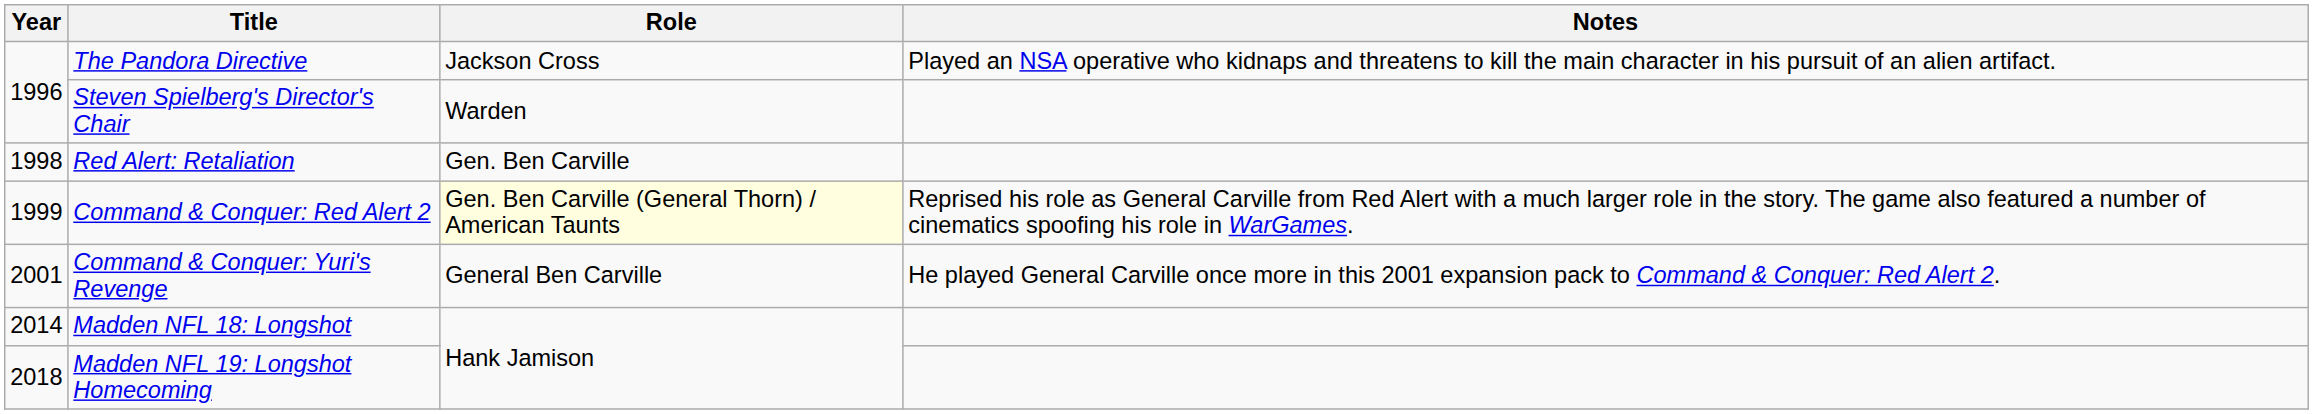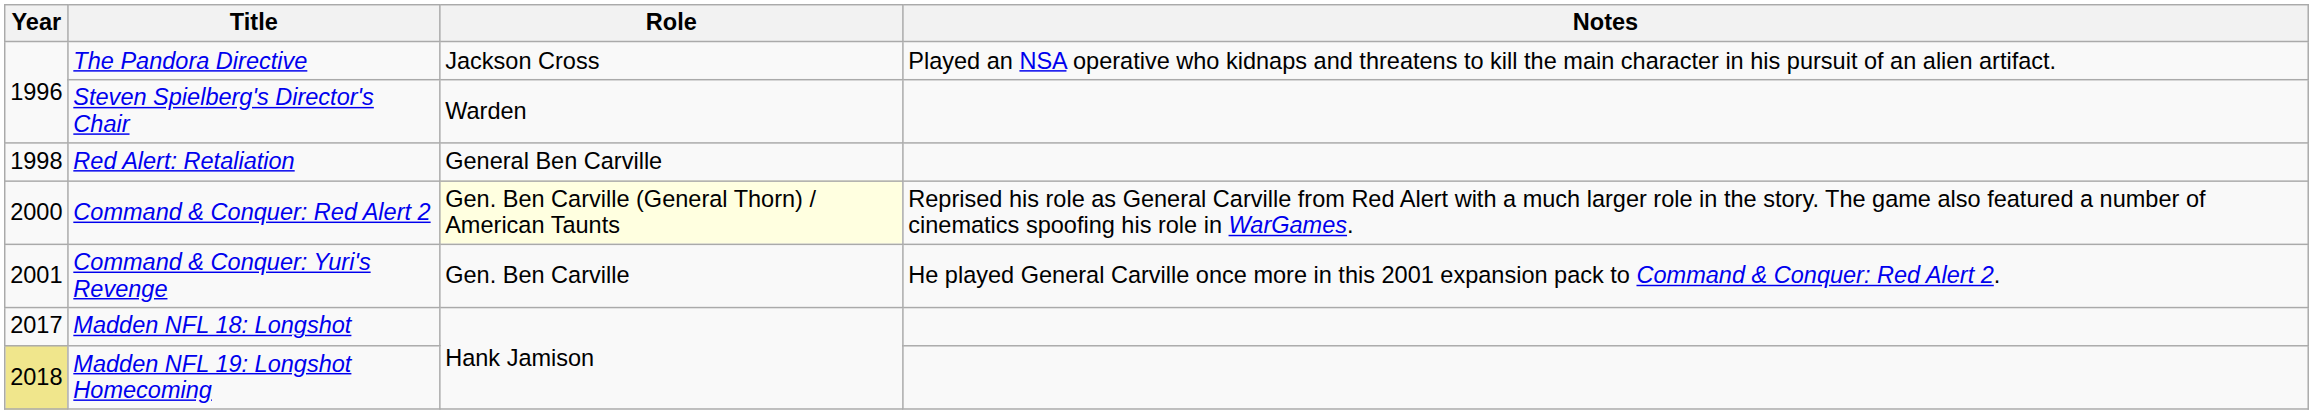(537, 161) Gen. Ben Carville -> (554, 161) General Ben Carville
(36, 212) 1999 -> (36, 212) 2000
(554, 275) General Ben Carville -> (537, 275) Gen. Ben Carville
(36, 326) 2014 -> (36, 326) 2017
(36, 376) no background -> (36, 376) khaki background
